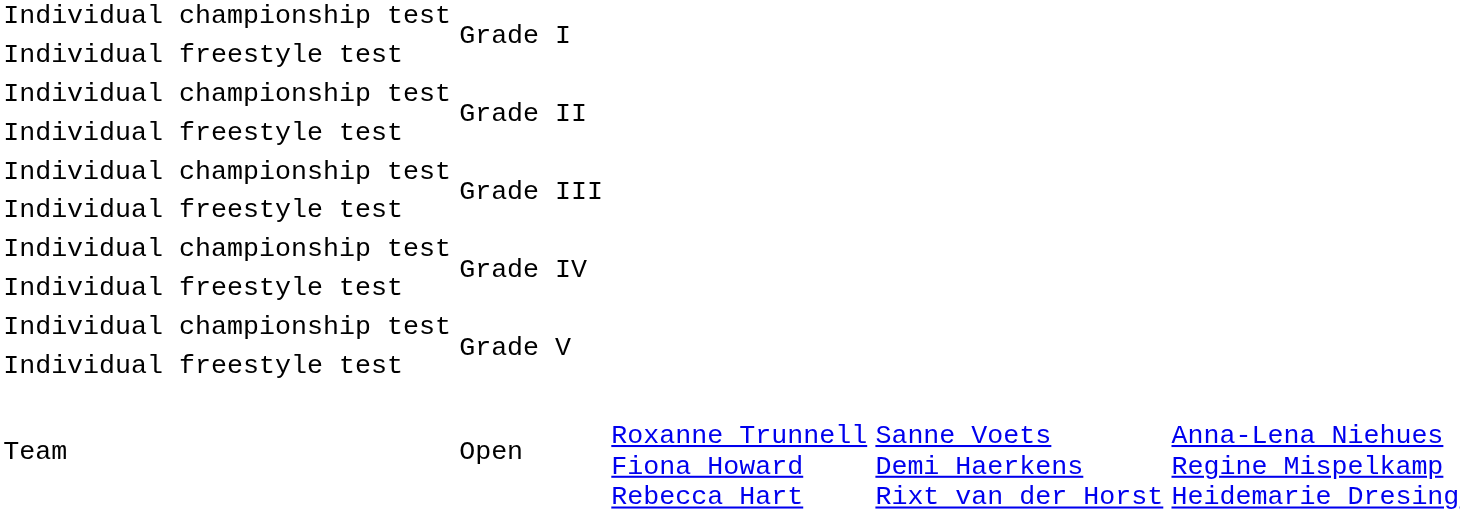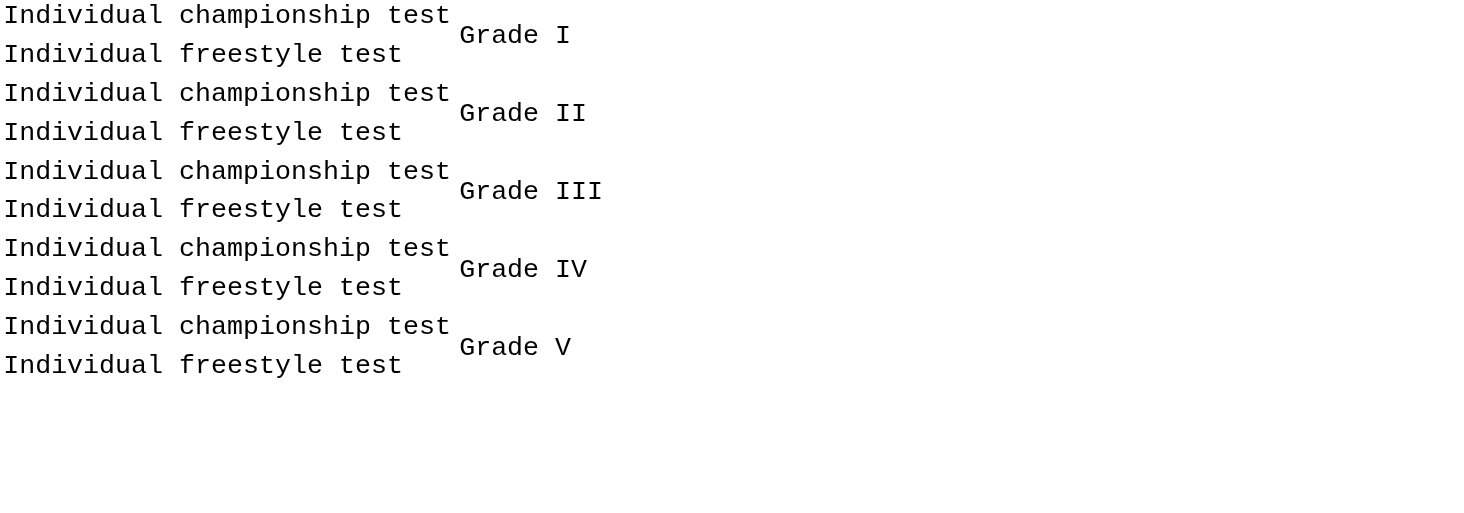- row: (35, 451)
